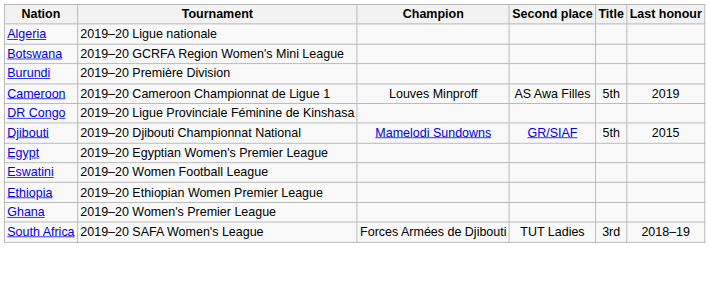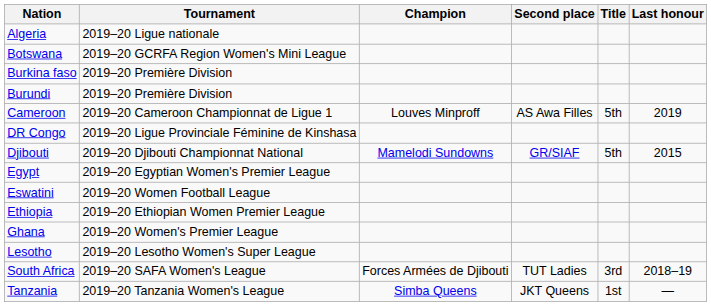+ row: (42, 73)
+ row: (29, 251)
+ row: (32, 291)
